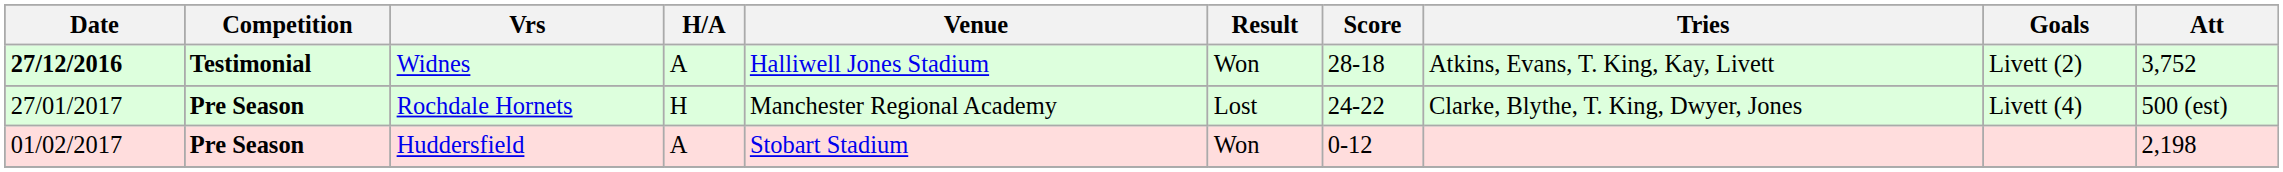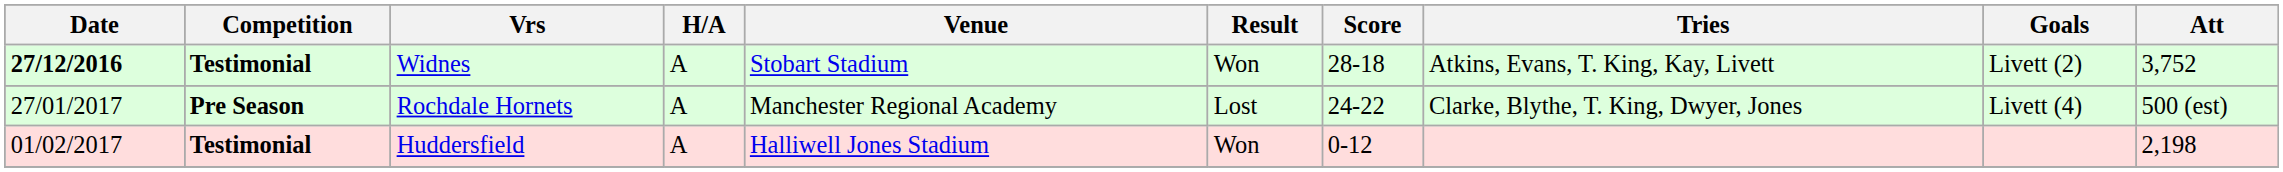(869, 64) Halliwell Jones Stadium -> (829, 64) Stobart Stadium
(679, 105) H -> (679, 105) A
(247, 145) Pre Season -> (251, 145) Testimonial
(829, 145) Stobart Stadium -> (869, 145) Halliwell Jones Stadium
